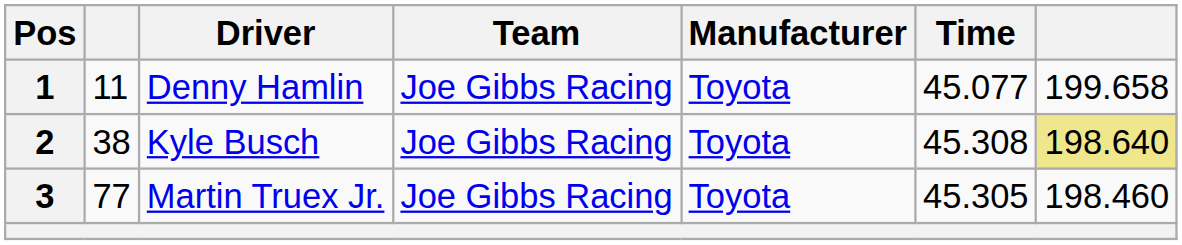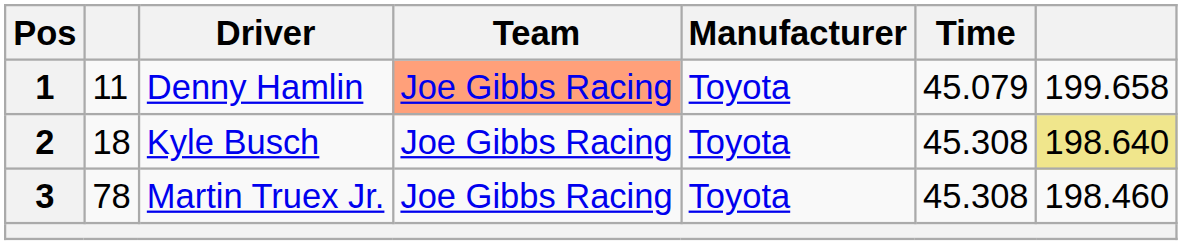(537, 87) no background -> (537, 87) lightsalmon background
(976, 87) 45.077 -> (976, 87) 45.079
(112, 142) 38 -> (112, 142) 18
(112, 196) 77 -> (112, 196) 78
(976, 196) 45.305 -> (976, 196) 45.308
